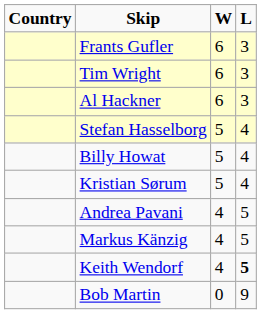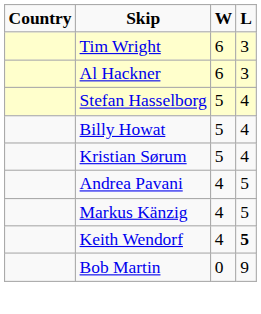- row: (126, 45)
